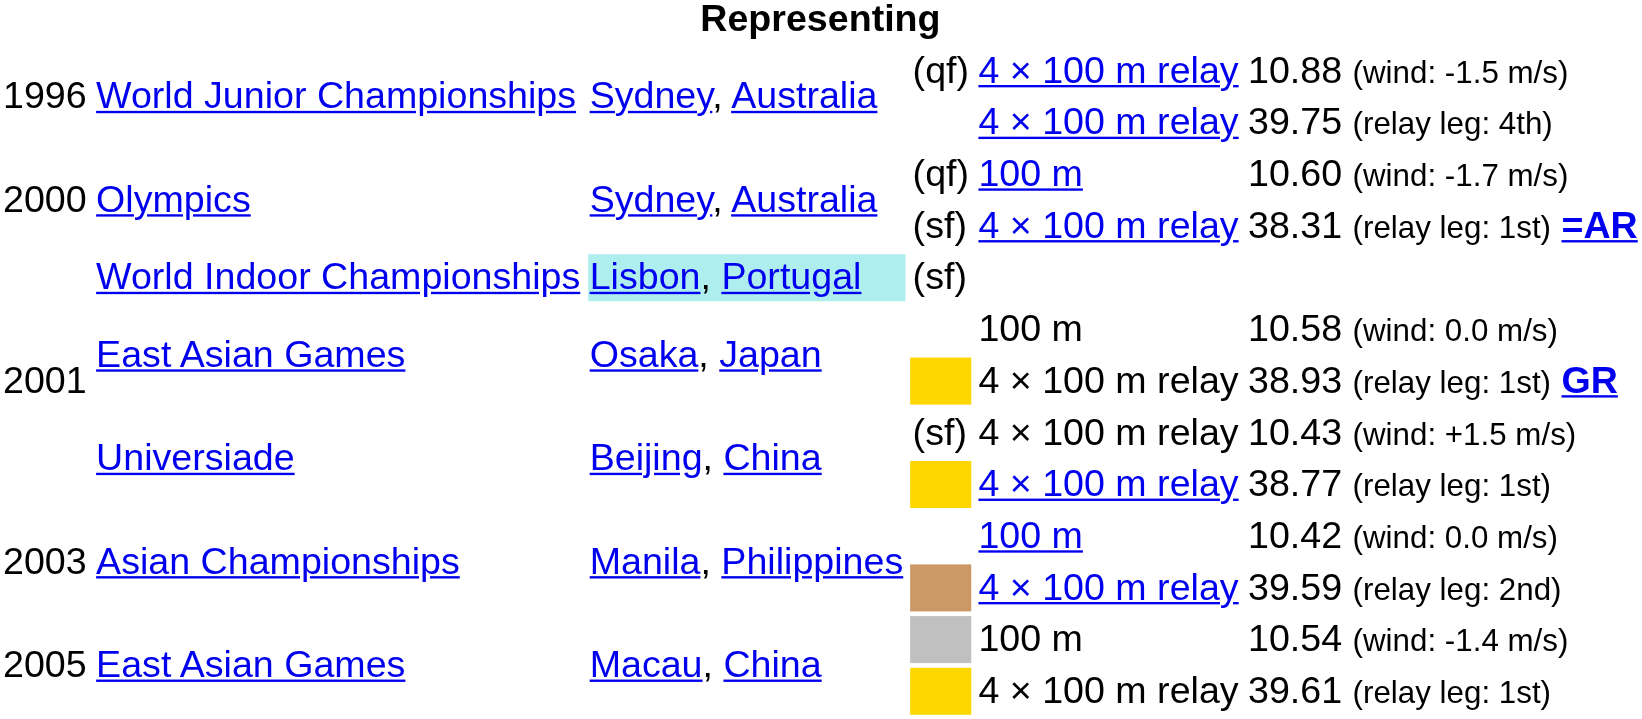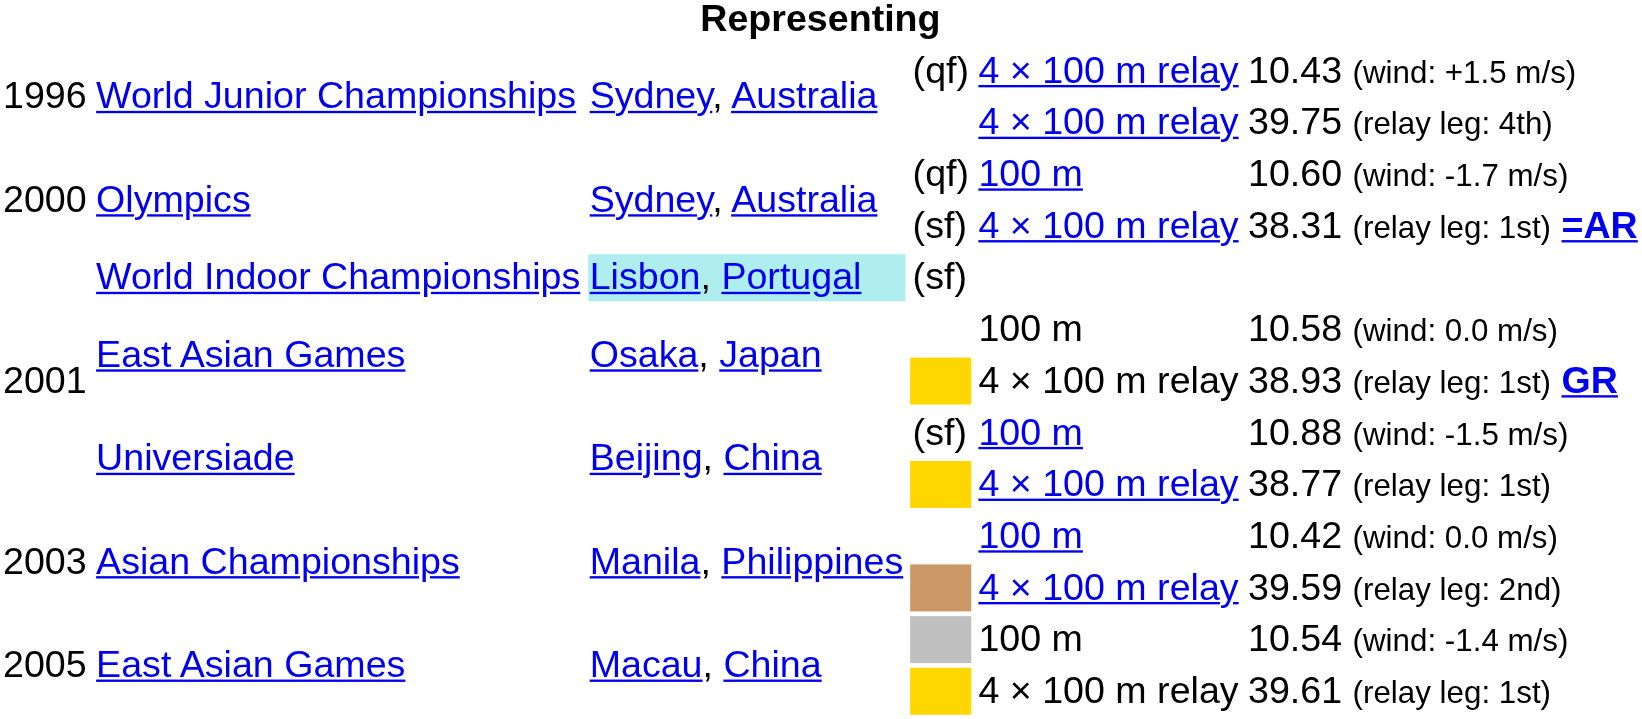(1408, 70) 10.88 (wind: -1.5 m/s) -> (1412, 70) 10.43 (wind: +1.5 m/s)
(1109, 432) 4 × 100 m relay -> (1031, 432) 100 m
(1412, 432) 10.43 (wind: +1.5 m/s) -> (1408, 432) 10.88 (wind: -1.5 m/s)
